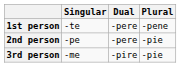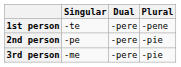(124, 55) -pire -> (124, 55) -pere
